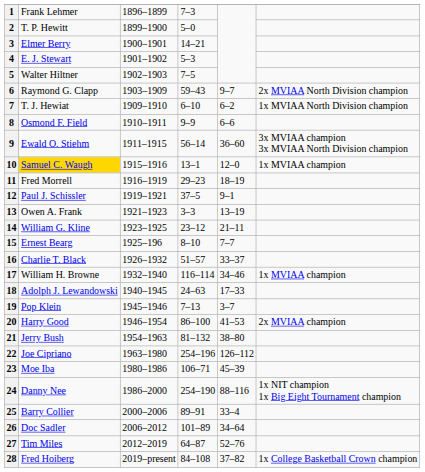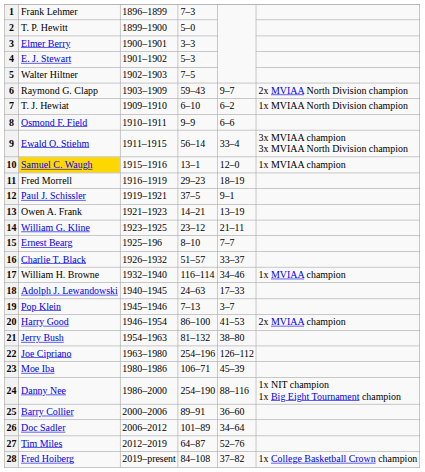(193, 43) 14–21 -> (188, 43) 3–3
(232, 143) 36–60 -> (230, 143) 33–4
(188, 212) 3–3 -> (193, 212) 14–21
(230, 412) 33–4 -> (232, 412) 36–60
